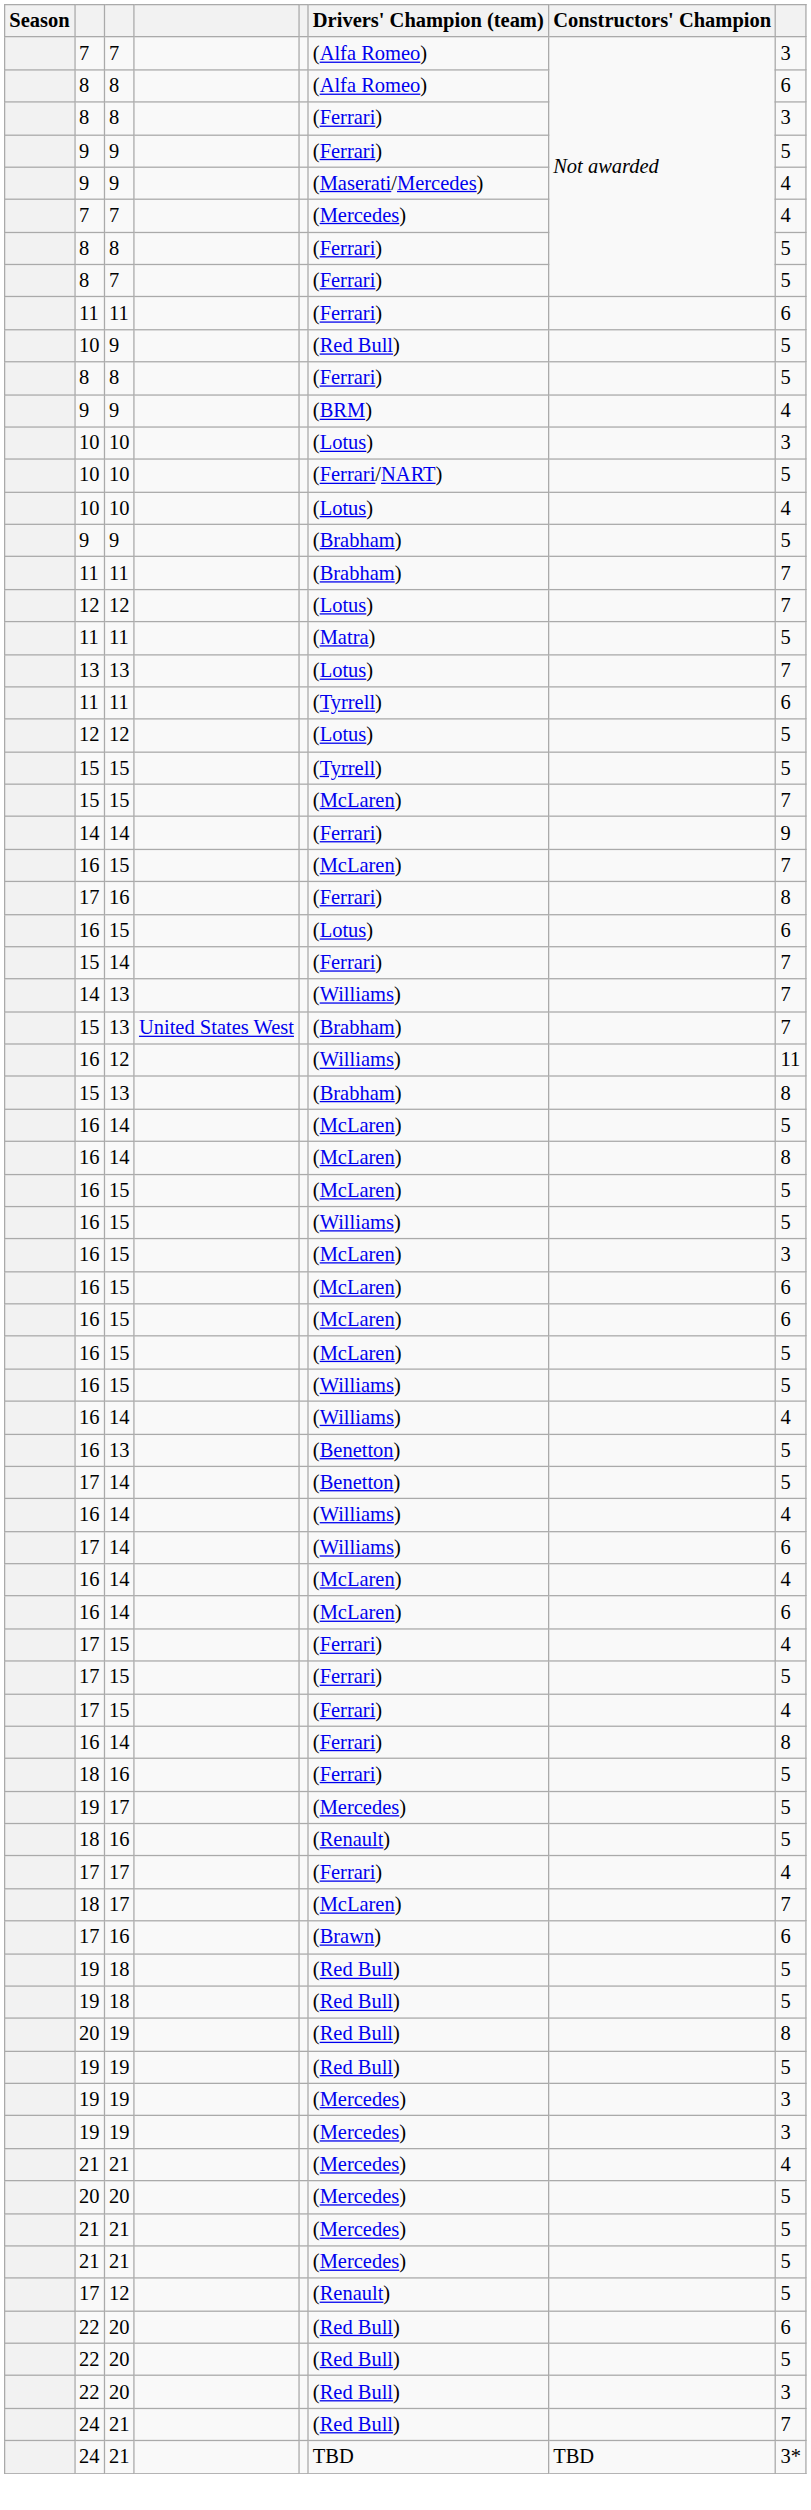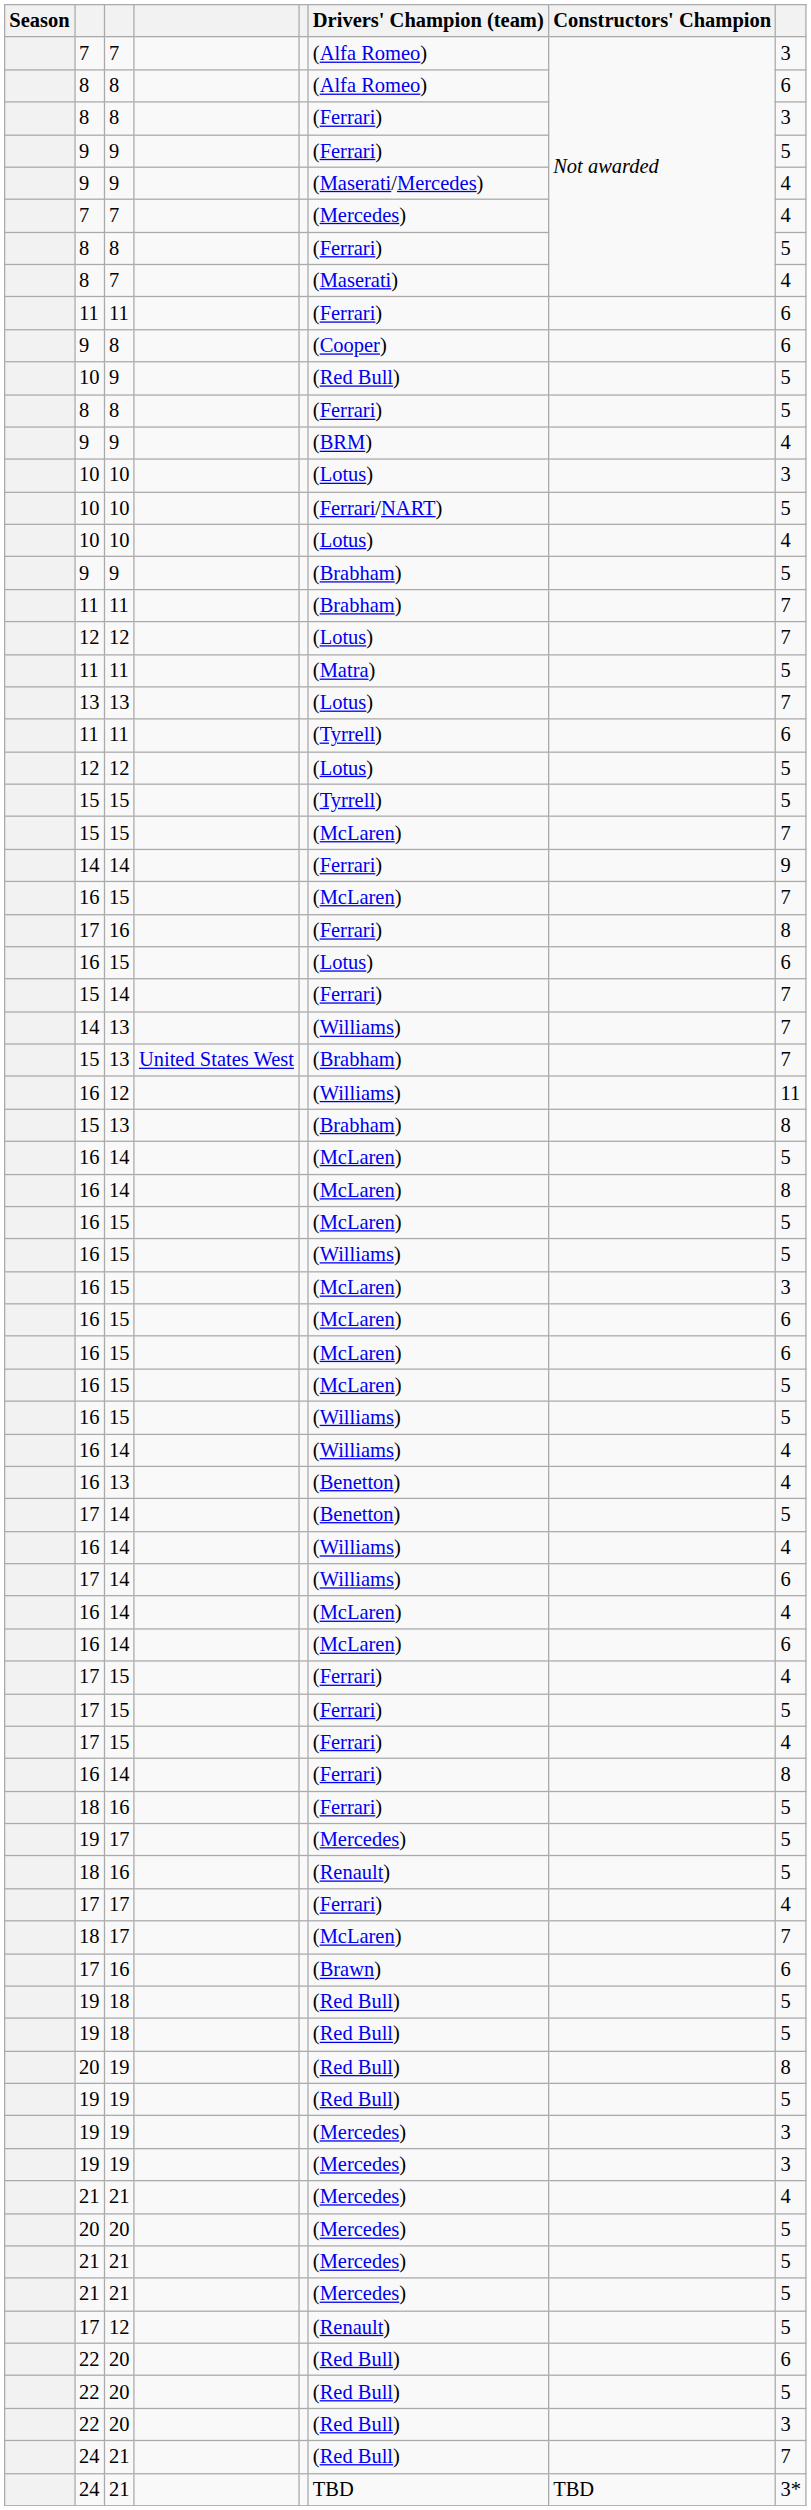(348, 280) (Ferrari) -> (355, 280) (Maserati)
(786, 280) 5 -> (786, 280) 4
+ row: (84, 345)
(786, 1449) 5 -> (786, 1482) 4
